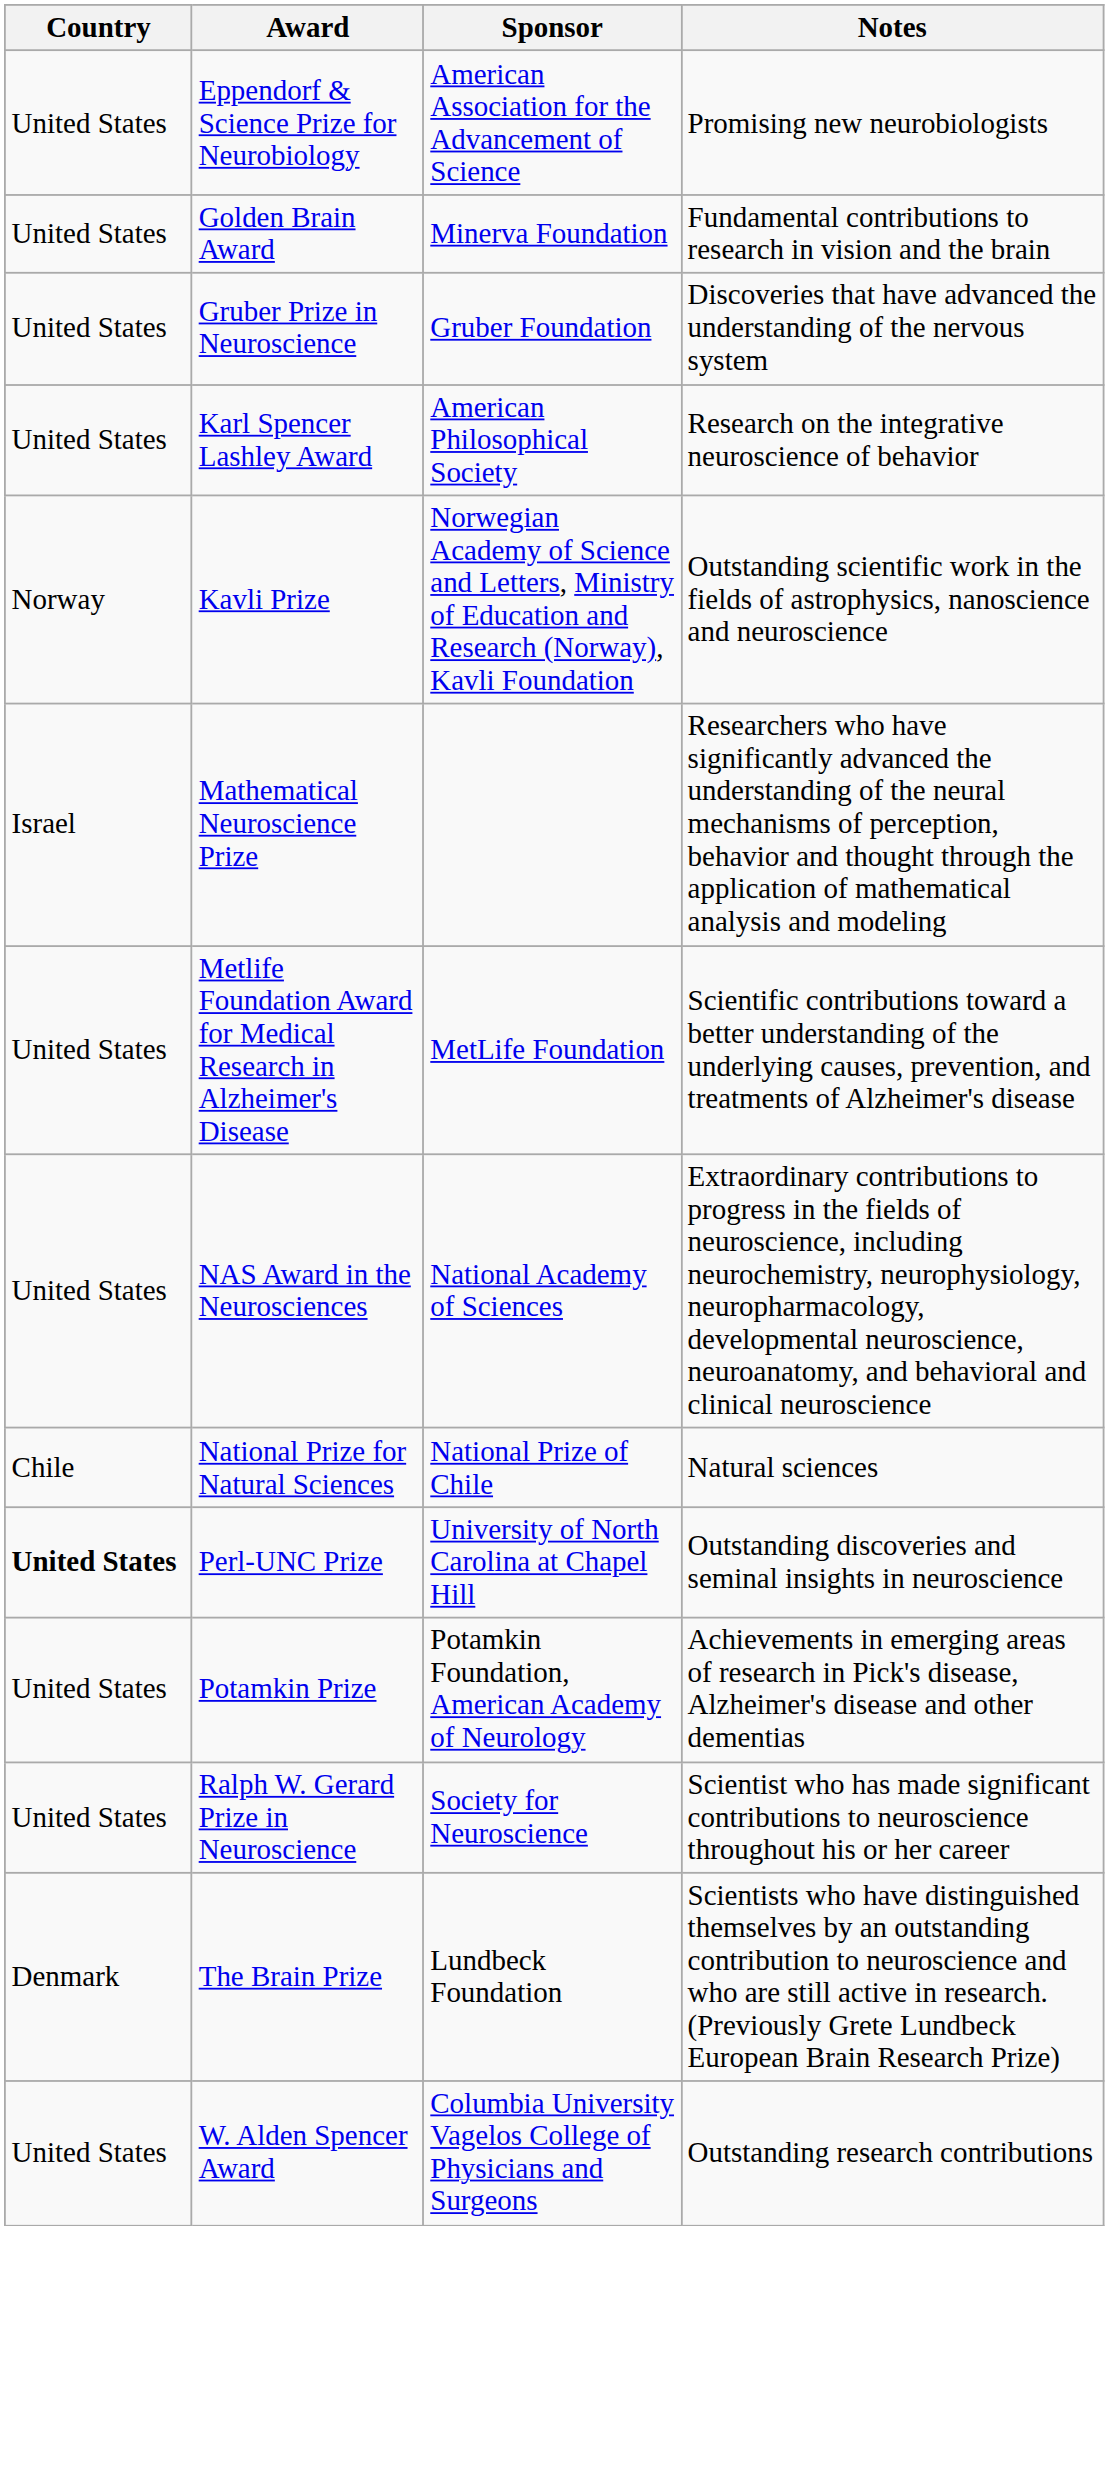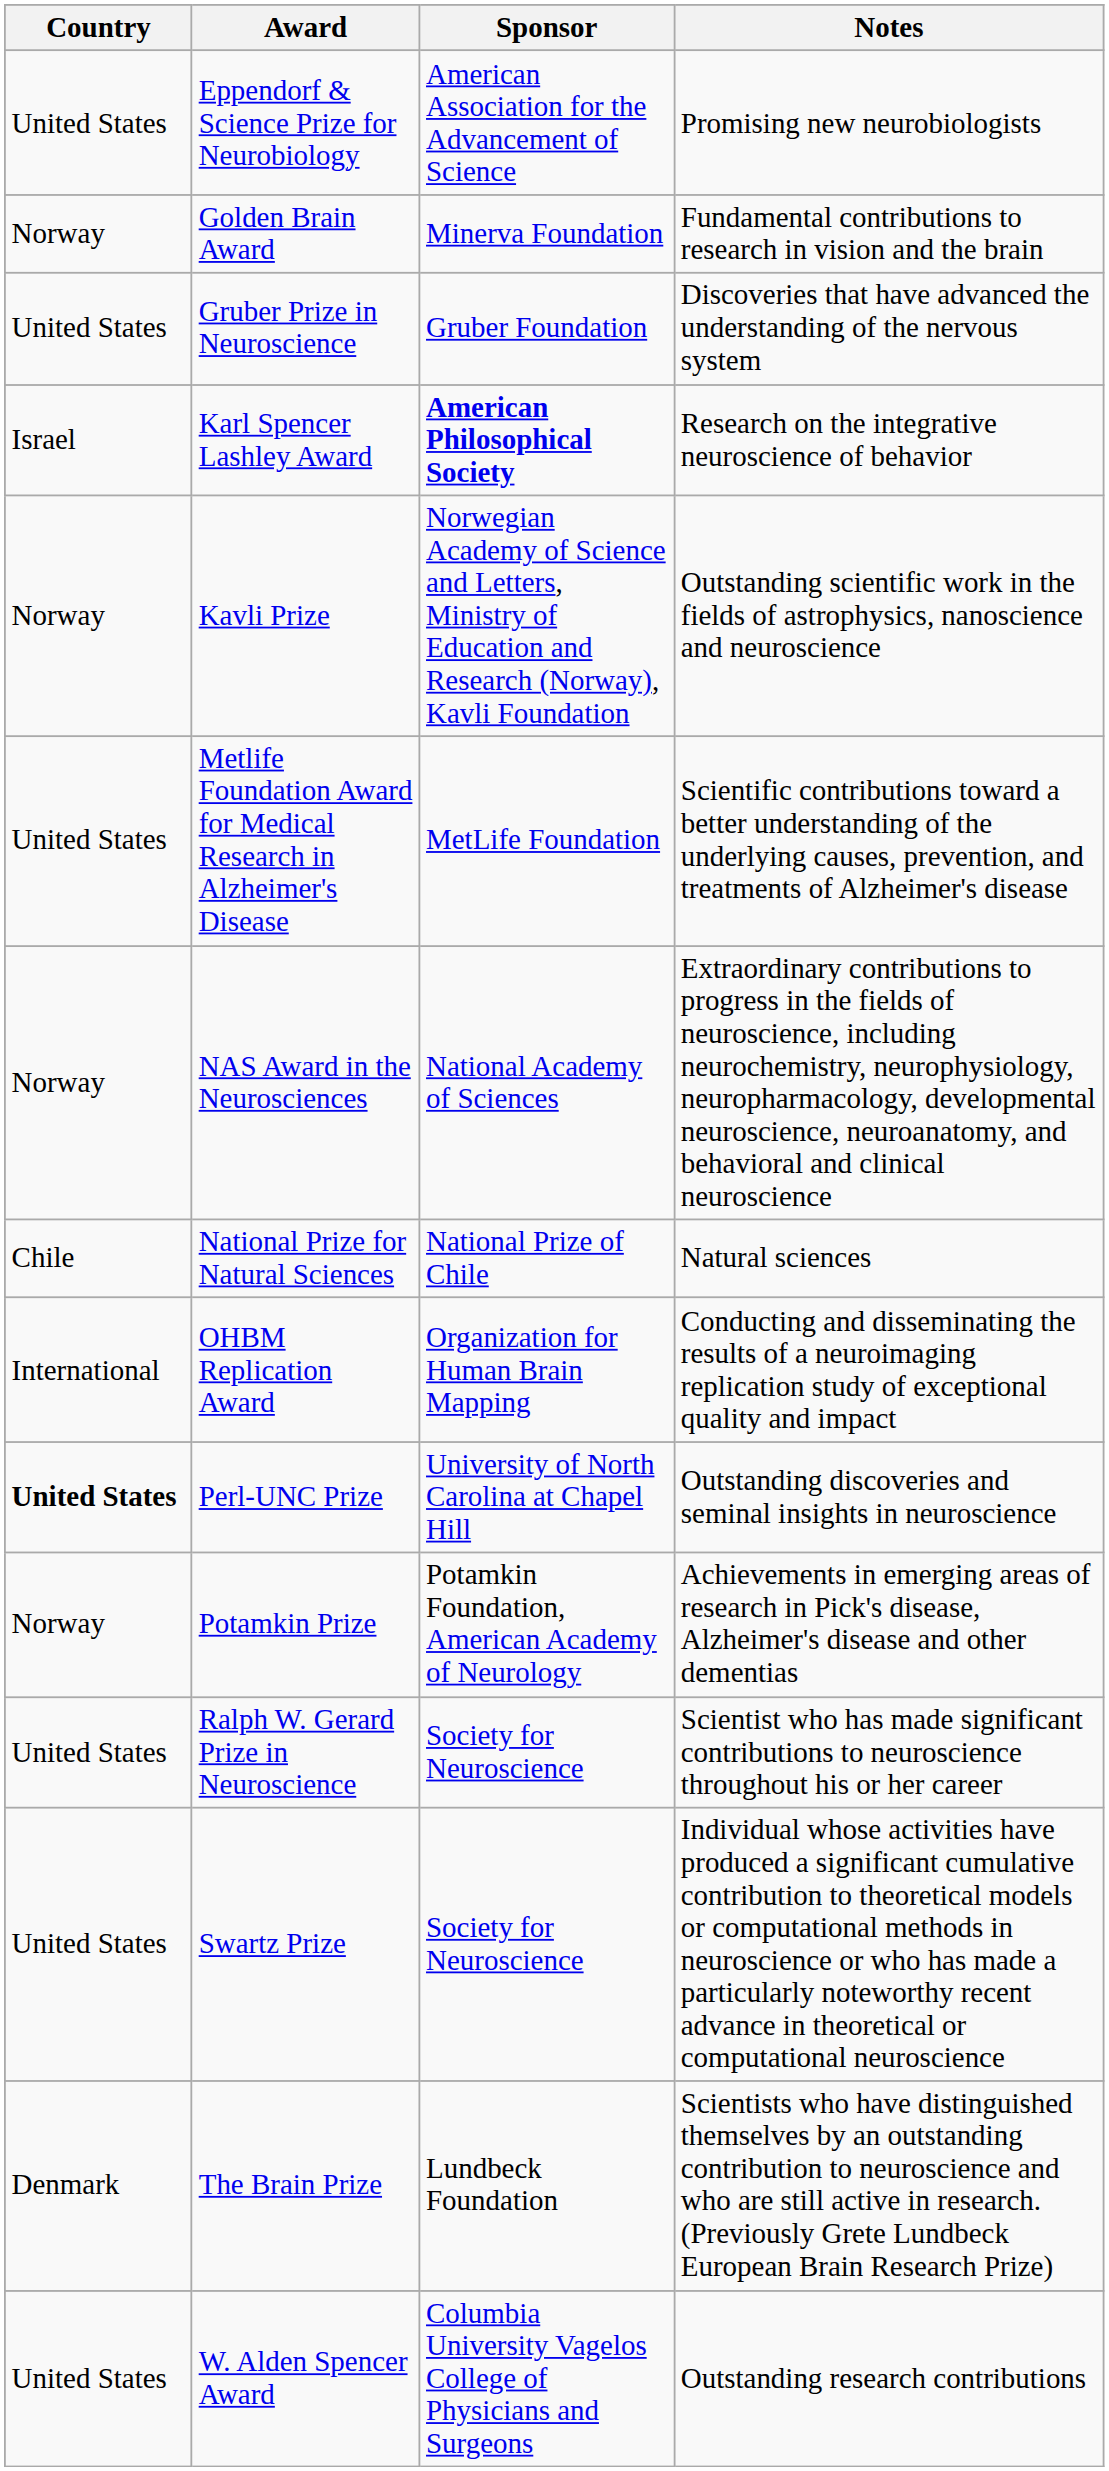(89, 233) United States -> (58, 233) Norway
(89, 439) United States -> (44, 439) Israel
(509, 439) normal -> (509, 439) bold
- row: (278, 824)
(89, 1290) United States -> (58, 1082) Norway
+ row: (265, 1369)
(89, 1689) United States -> (58, 1624) Norway
+ row: (272, 1944)
